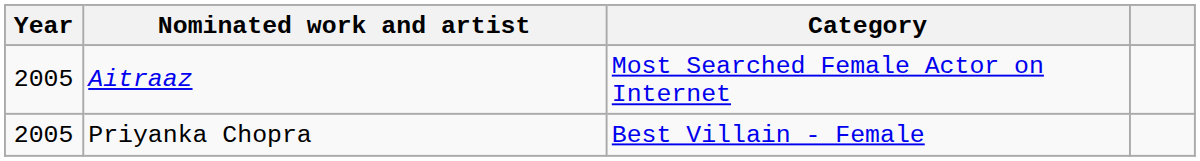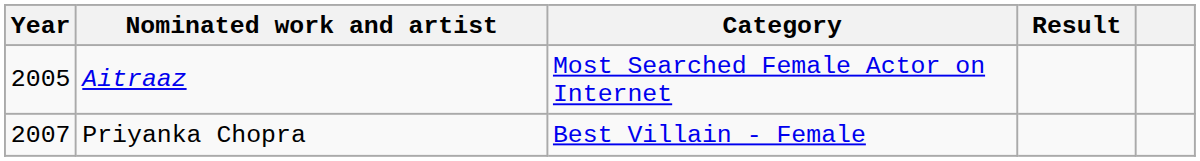+ column: (1077, 25)
(44, 135) 2005 -> (41, 135) 2007
